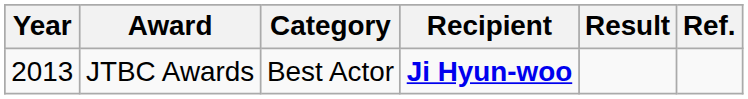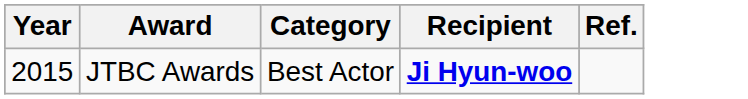- column: (628, 26)
(42, 70) 2013 -> (42, 70) 2015
